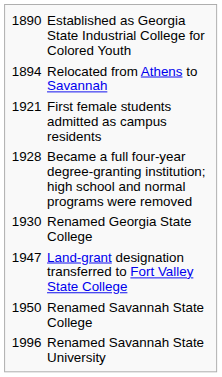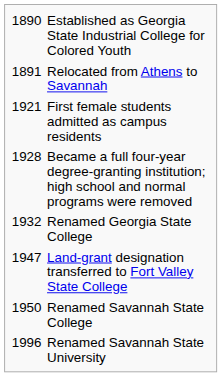(27, 71) 1894 -> (27, 71) 1891
(27, 222) 1930 -> (27, 222) 1932
